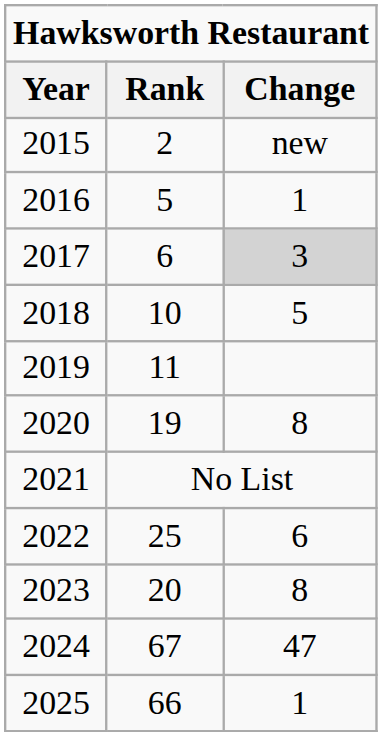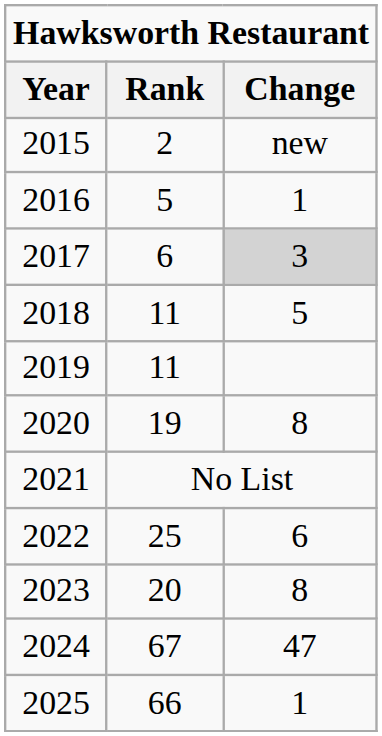(165, 311) 10 -> (165, 311) 11
